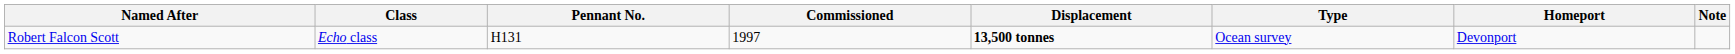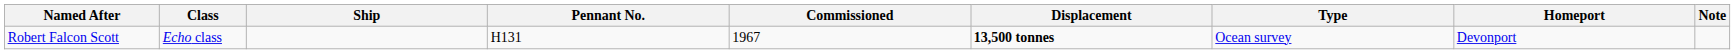+ column: (367, 15)
(746, 37) 1997 -> (746, 37) 1967
